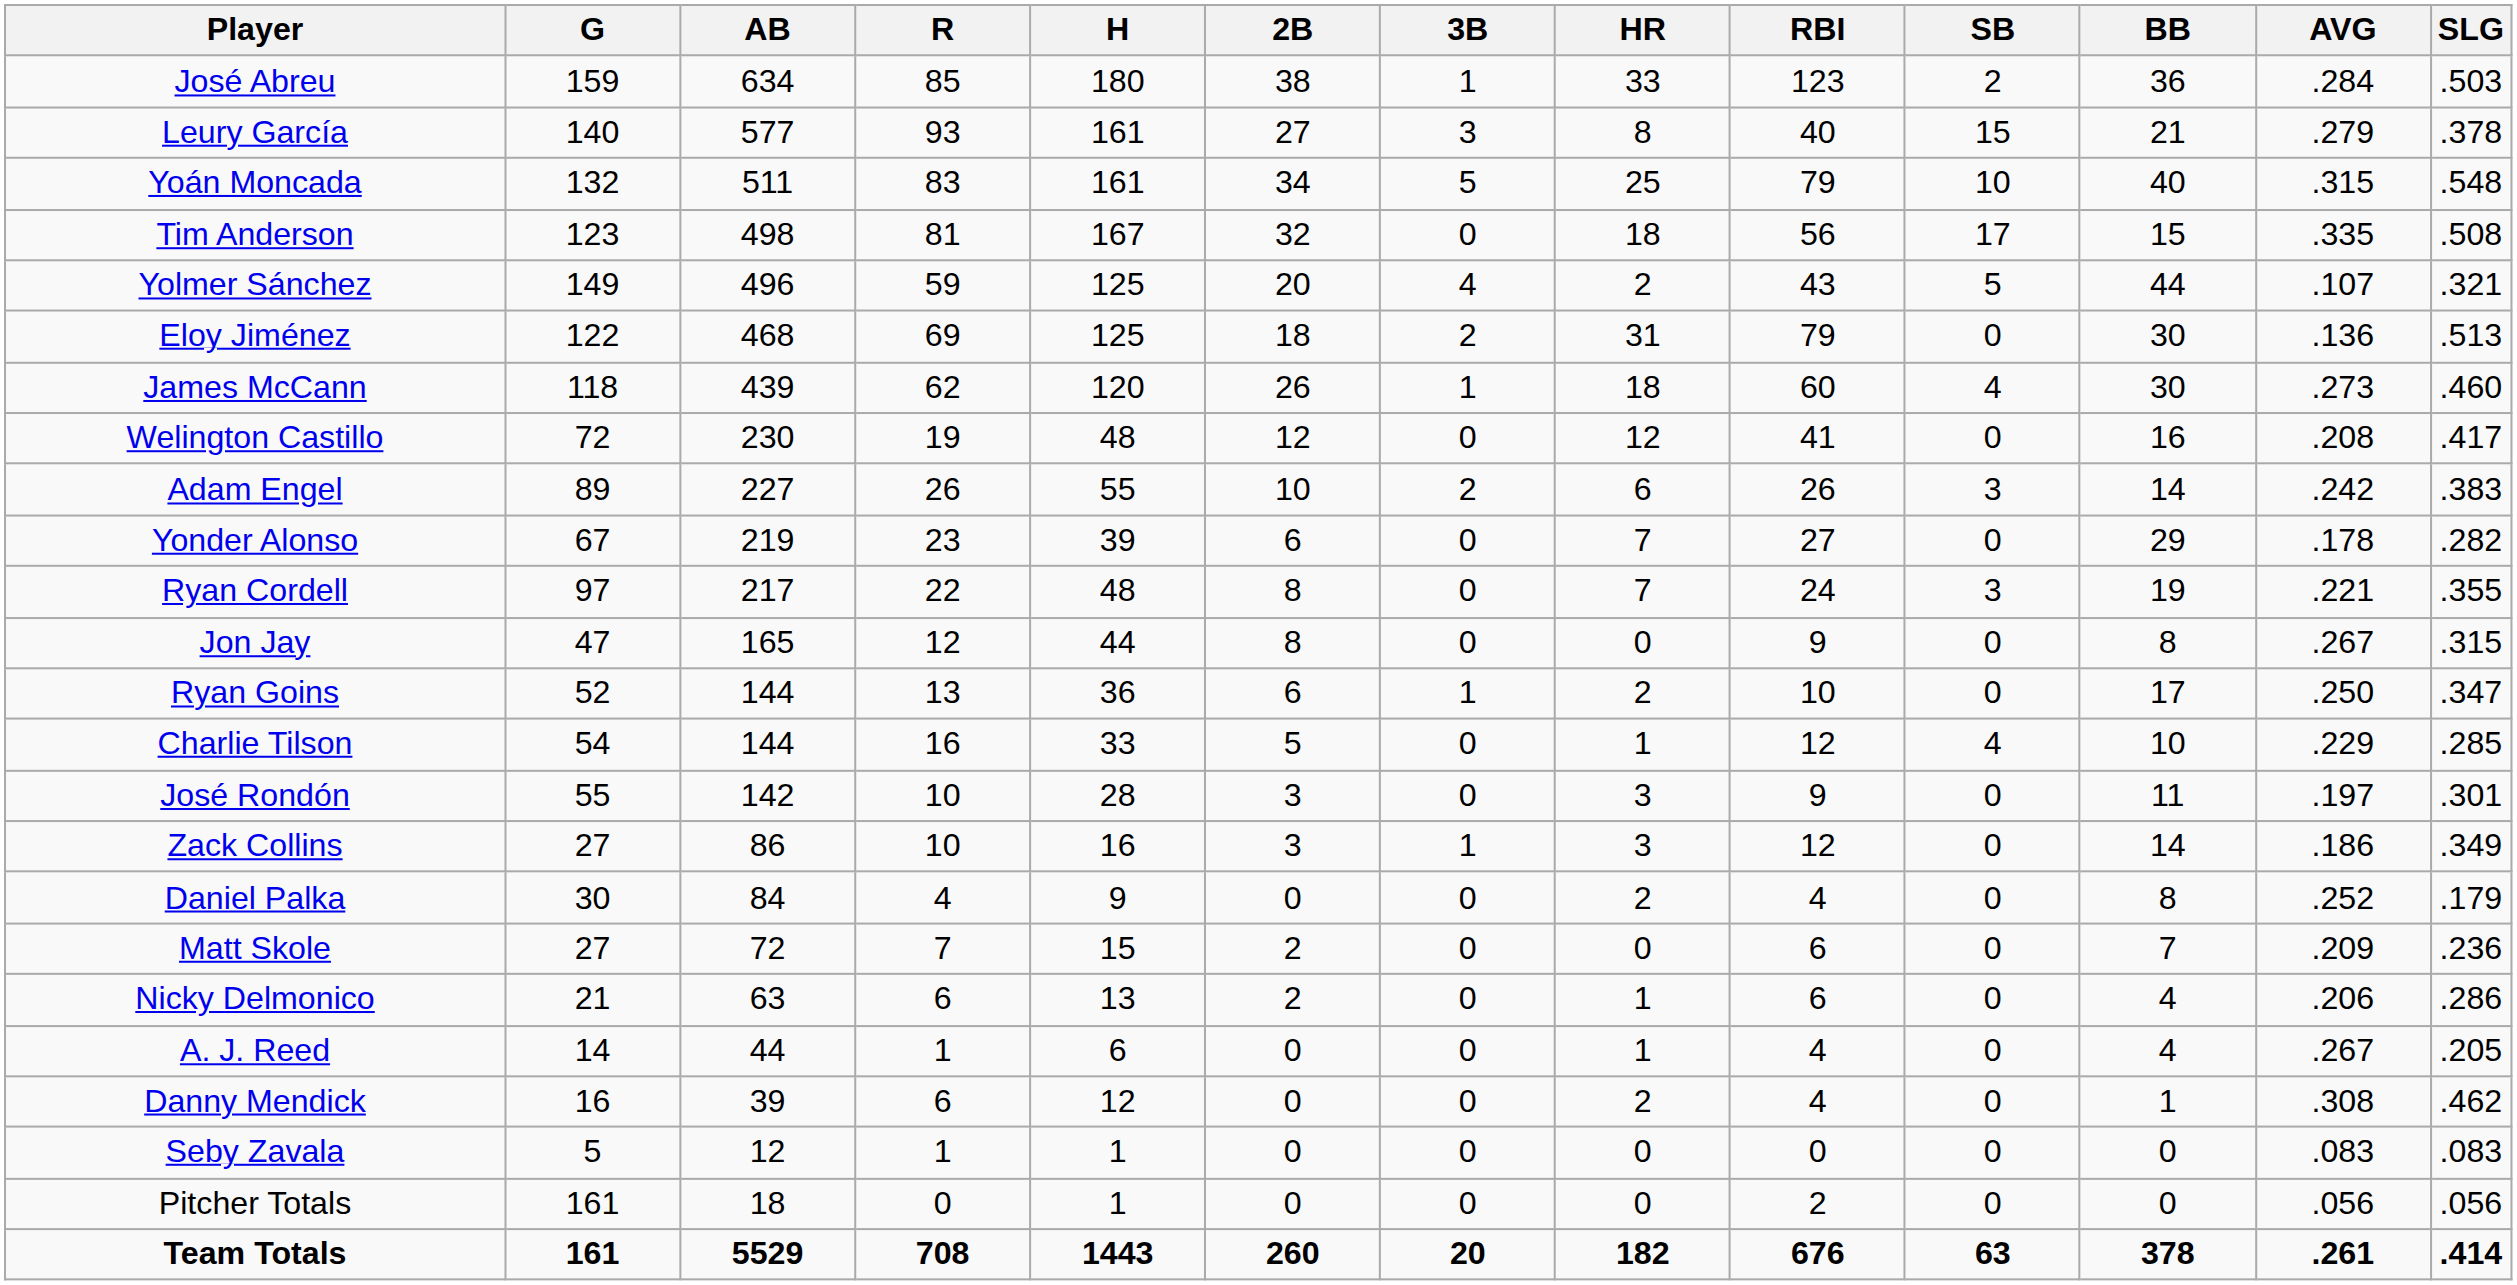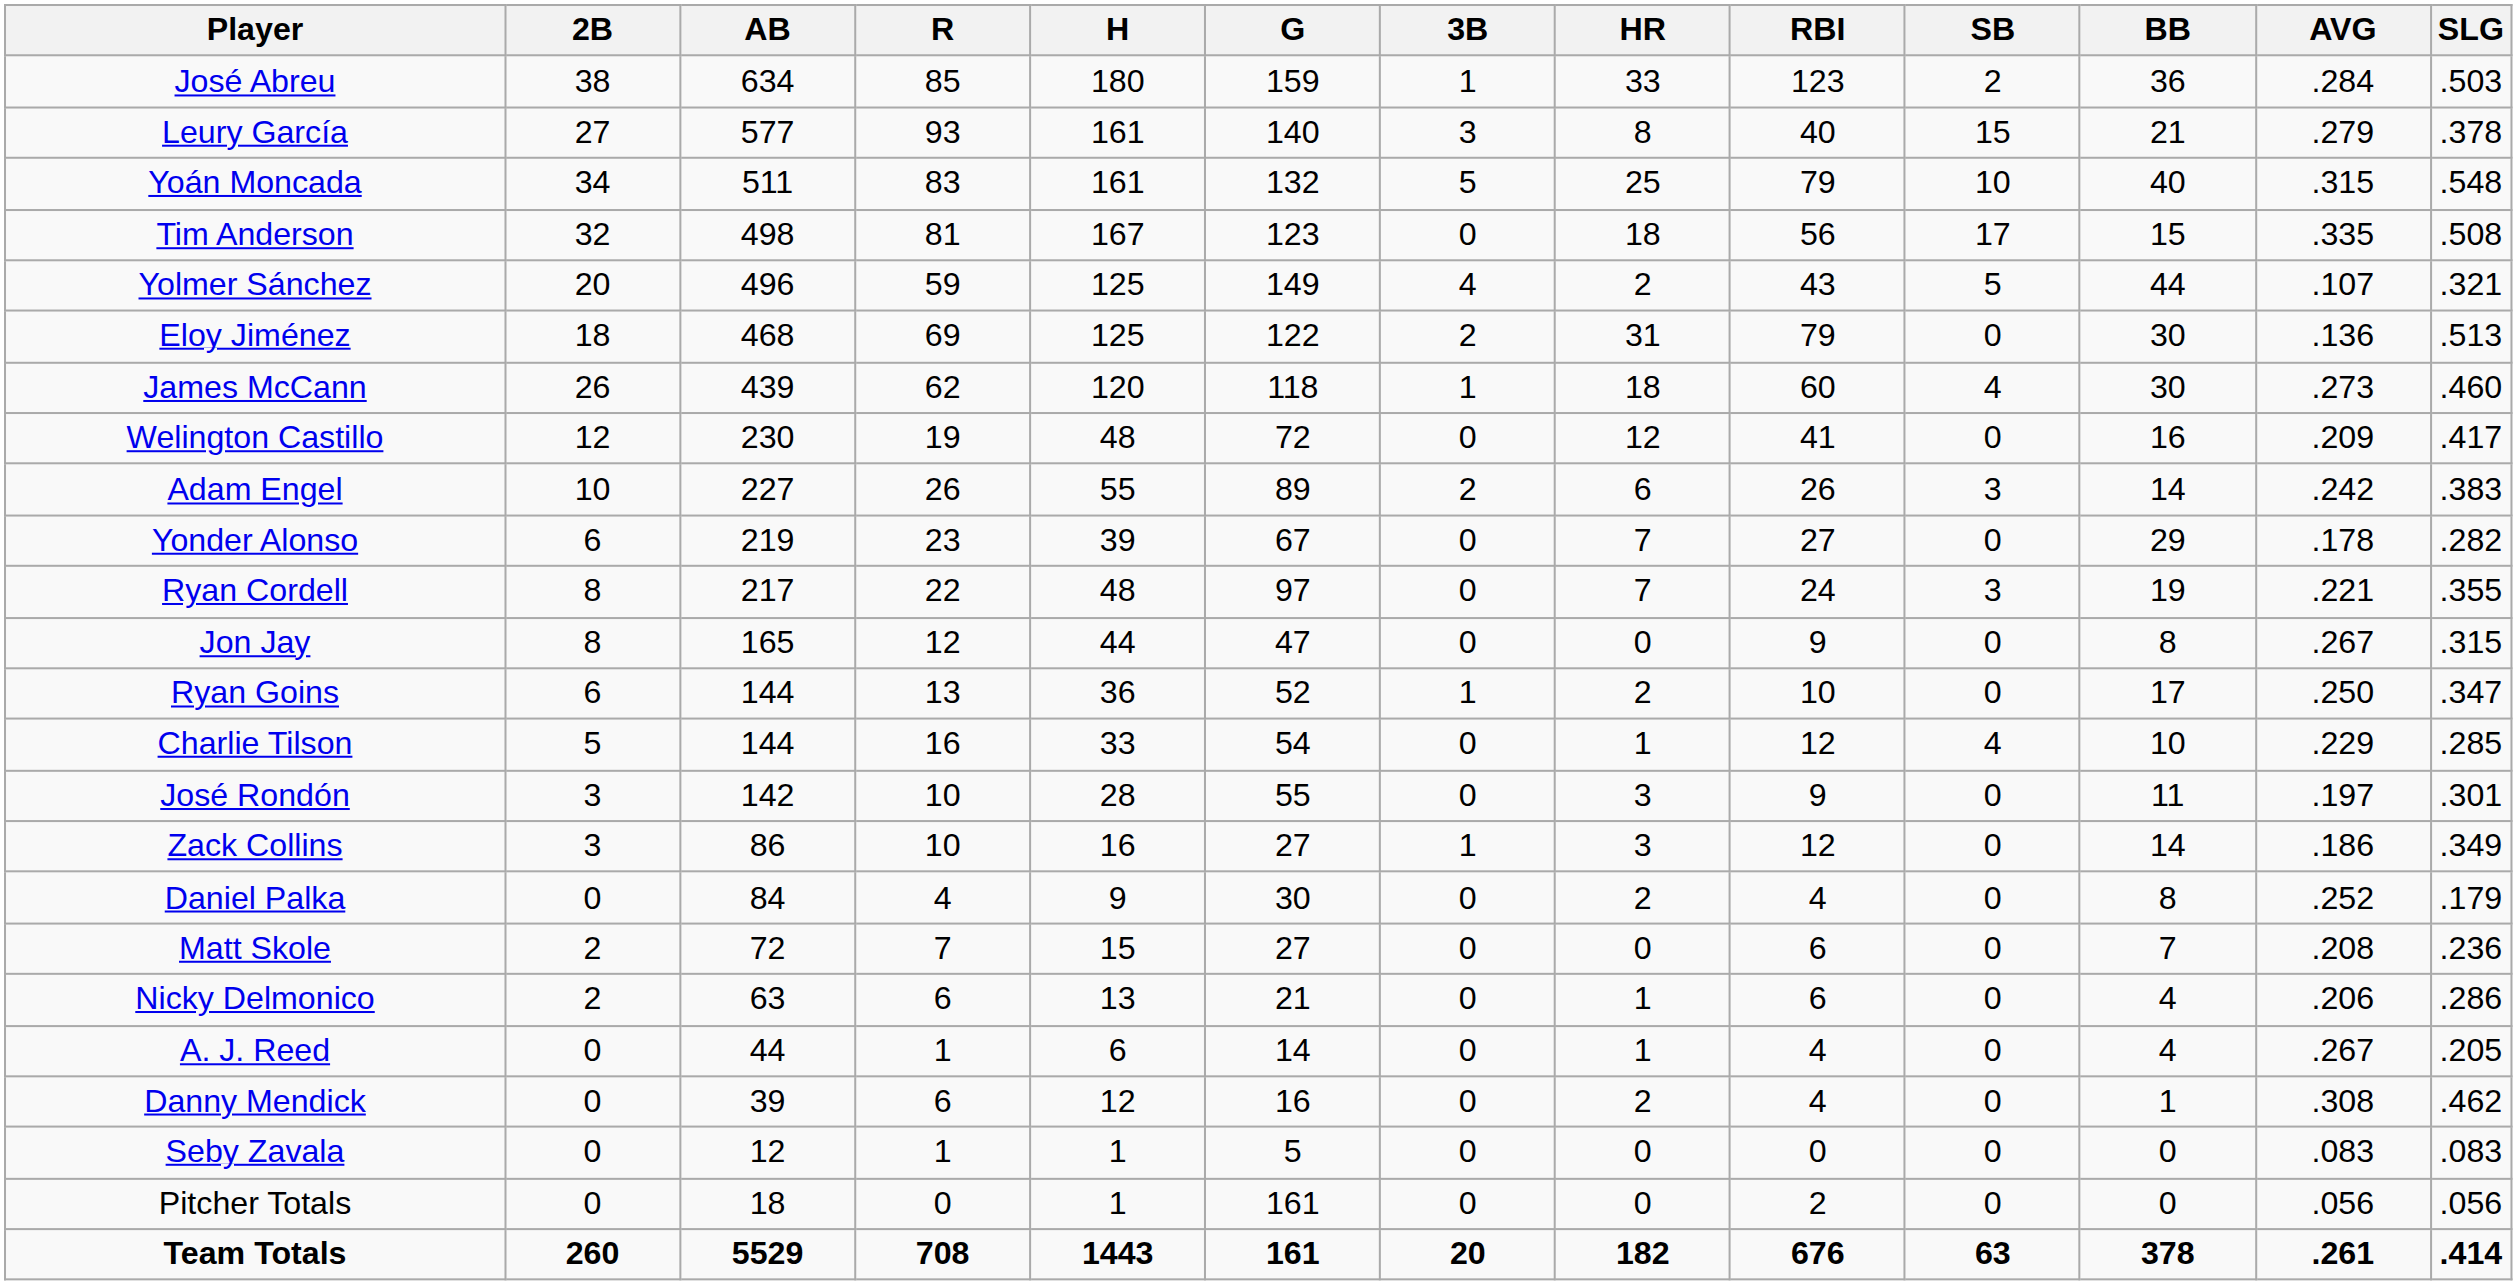columns swapped: (593, 30) <-> (1293, 30)
(2343, 438) .208 -> (2343, 438) .209
(2343, 948) .209 -> (2343, 948) .208
